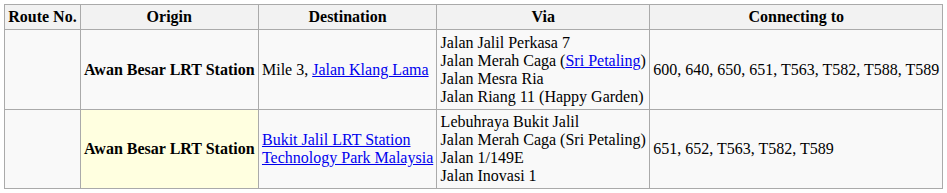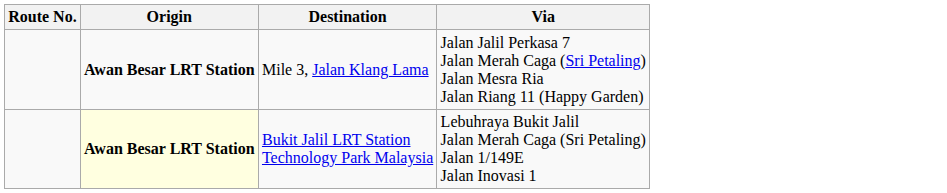- column: (796, 17)
